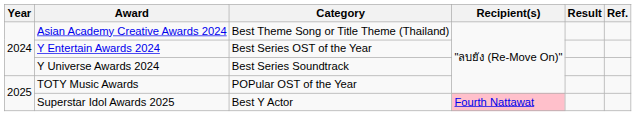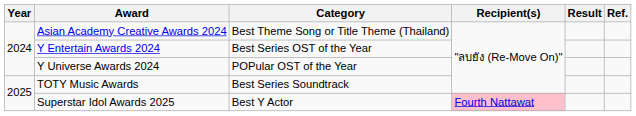(290, 66) Best Series Soundtrack -> (294, 66) POPular OST of the Year
(294, 84) POPular OST of the Year -> (290, 84) Best Series Soundtrack
